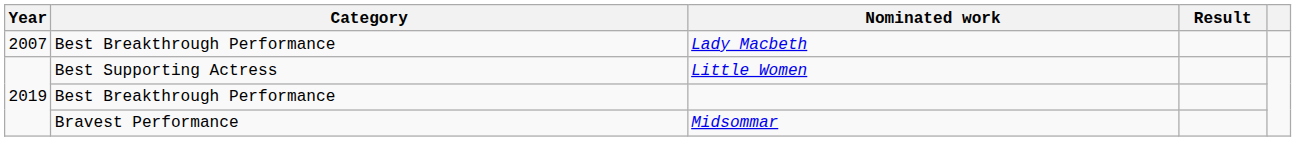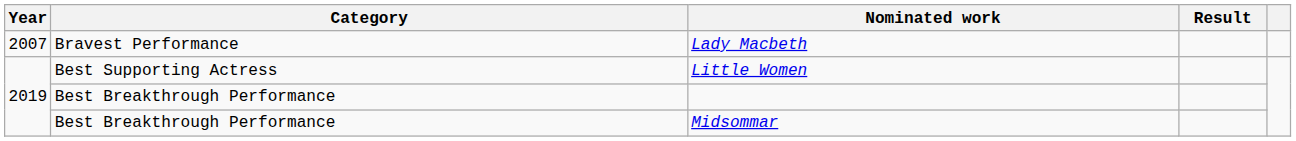(195, 44) Best Breakthrough Performance -> (147, 44) Bravest Performance
(147, 123) Bravest Performance -> (195, 123) Best Breakthrough Performance
